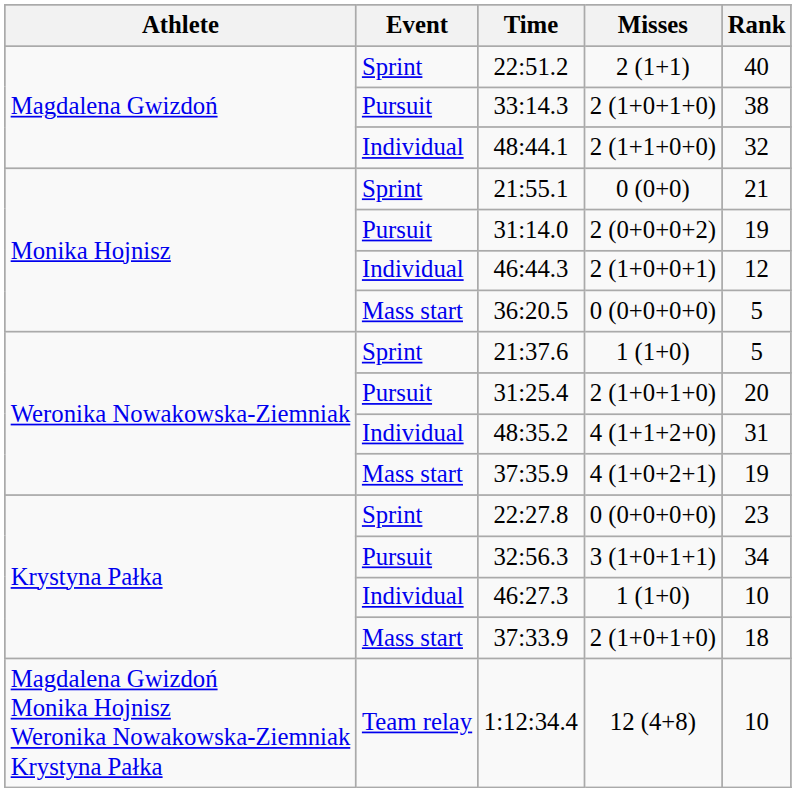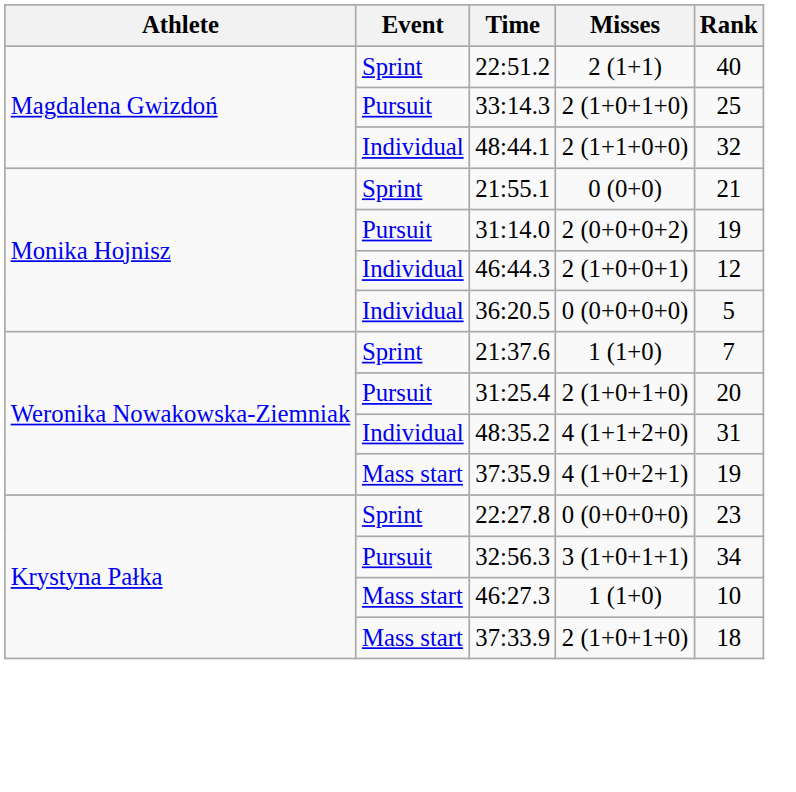(757, 107) 38 -> (729, 107) 25
(412, 311) Mass start -> (413, 311) Individual
(757, 352) 5 -> (729, 352) 7
(413, 597) Individual -> (412, 597) Mass start
- row: (531, 722)
